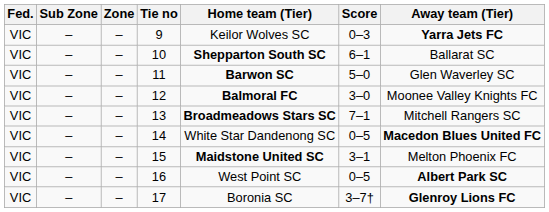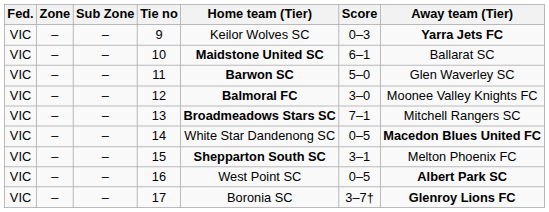columns swapped: (119, 14) <-> (69, 14)
(260, 55) Shepparton South SC -> (260, 55) Maidstone United SC
(260, 156) Maidstone United SC -> (260, 156) Shepparton South SC
